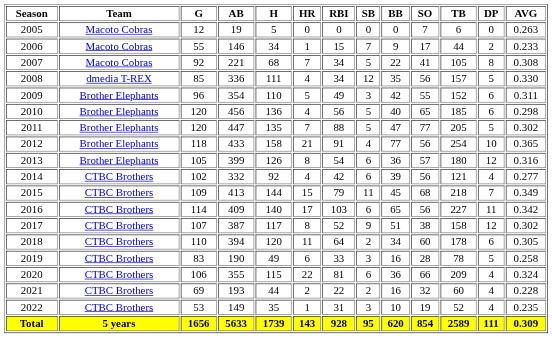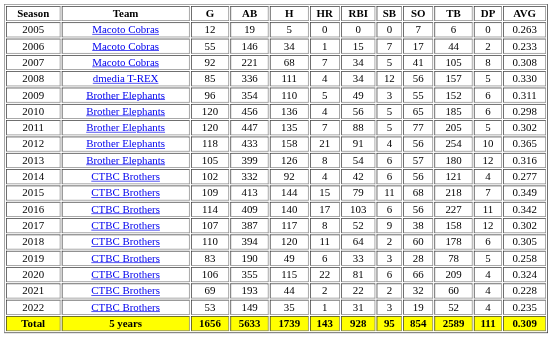- column: (396, 13)
